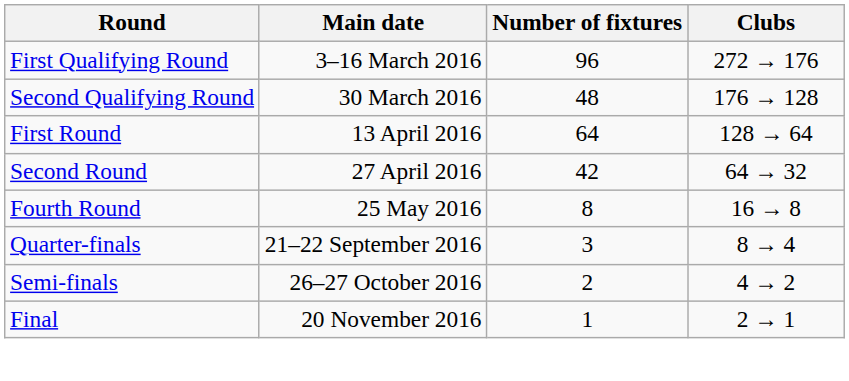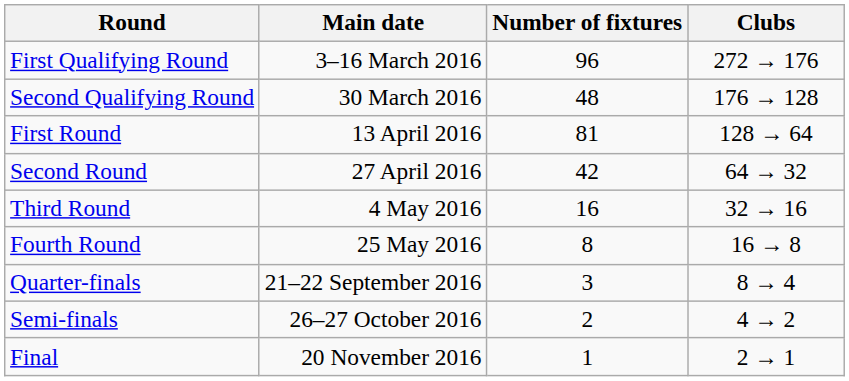(587, 134) 64 -> (587, 134) 81
+ row: (70, 208)
